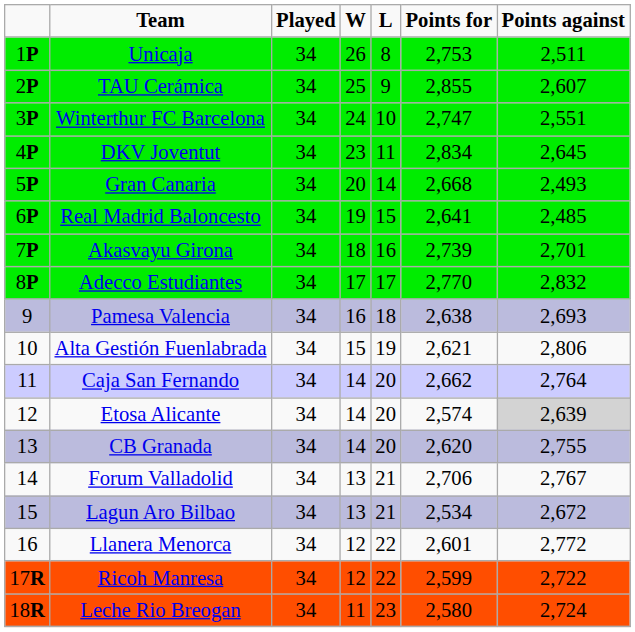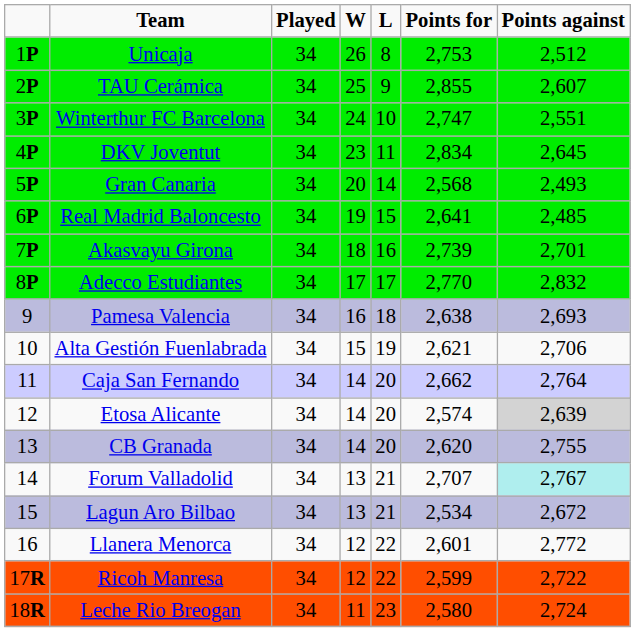(563, 53) 2,511 -> (563, 53) 2,512
(449, 184) 2,668 -> (449, 184) 2,568
(563, 348) 2,806 -> (563, 348) 2,706
(449, 479) 2,706 -> (449, 479) 2,707
(563, 479) no background -> (563, 479) paleturquoise background
